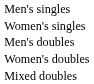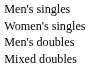- row: (47, 59)
